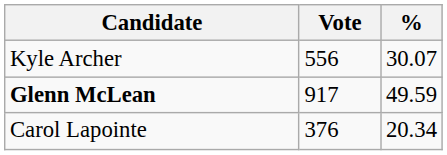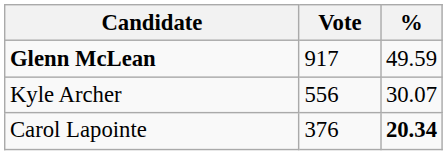rows swapped: (83, 94) <-> (66, 58)
(411, 130) normal -> (411, 130) bold
